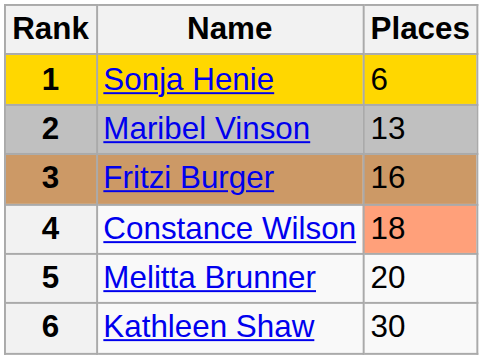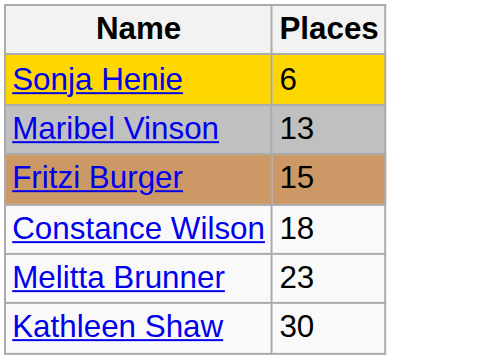- column: (51, 29)
(388, 178) 16 -> (297, 178) 15
(388, 228) lightsalmon background -> (297, 228) no background
(388, 278) 20 -> (297, 278) 23
